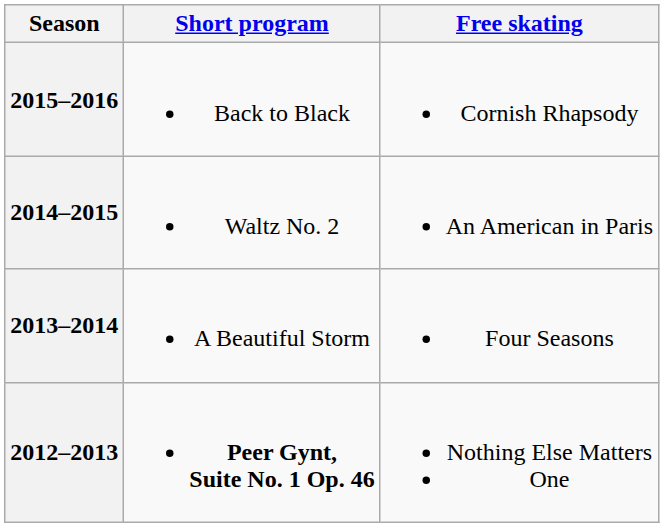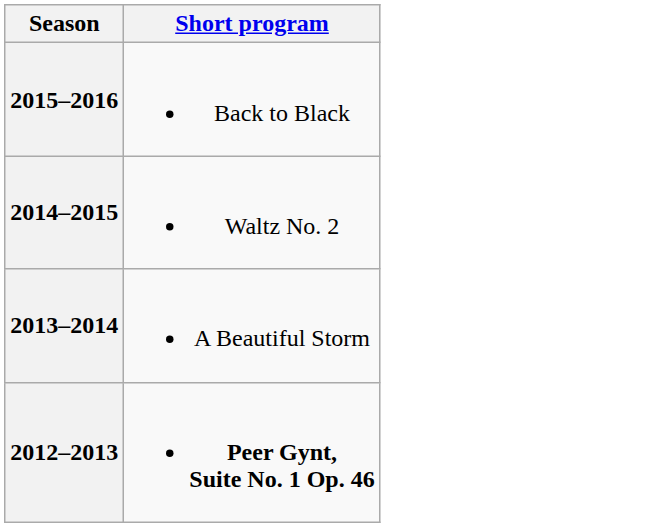- column: (519, 23)
